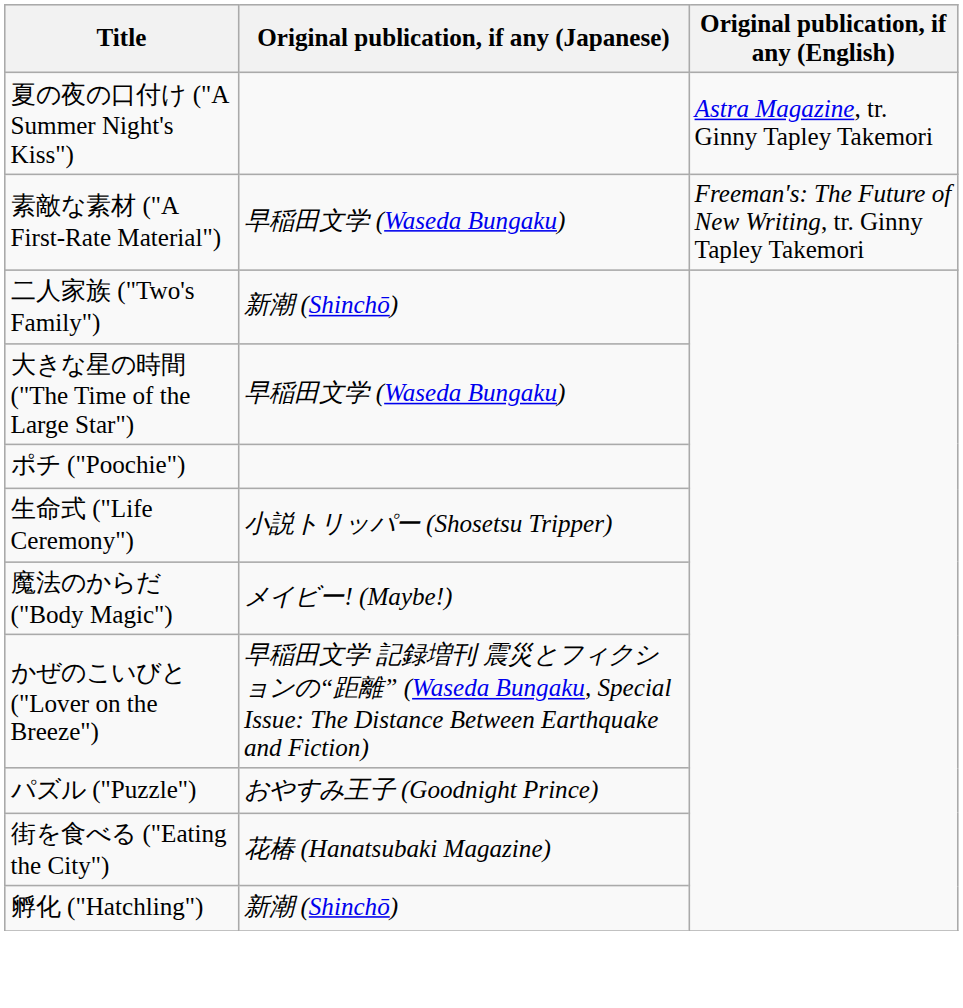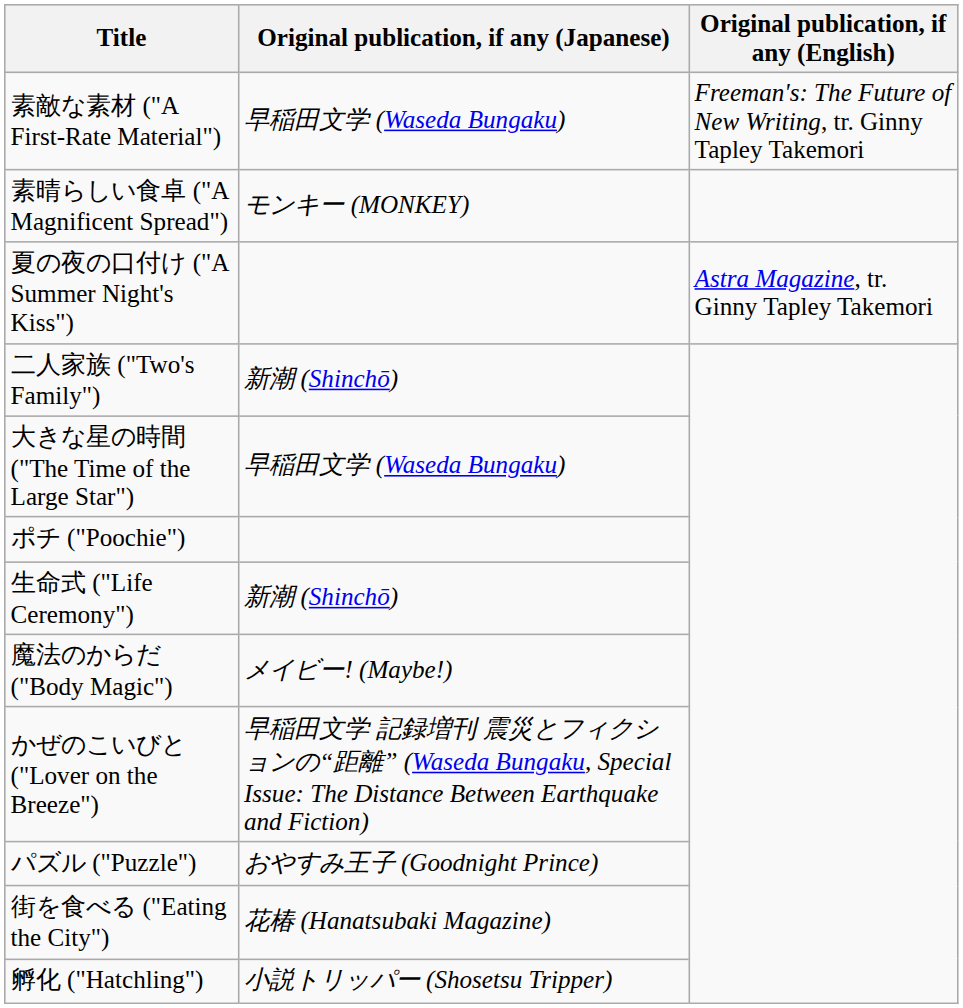rows swapped: (116, 222) <-> (120, 123)
+ row: (120, 206)
(428, 524) 小説トリッパー (Shosetsu Tripper) -> (321, 596) 新潮 (Shinchō)
(321, 906) 新潮 (Shinchō) -> (428, 979) 小説トリッパー (Shosetsu Tripper)
